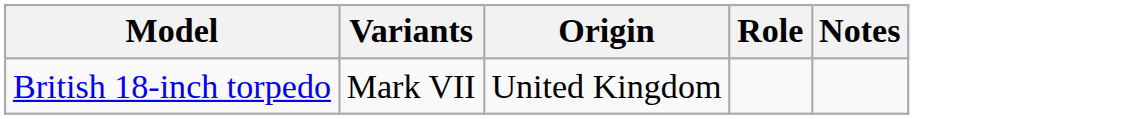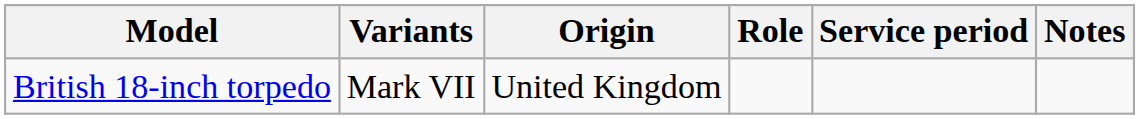+ column: (924, 31)
